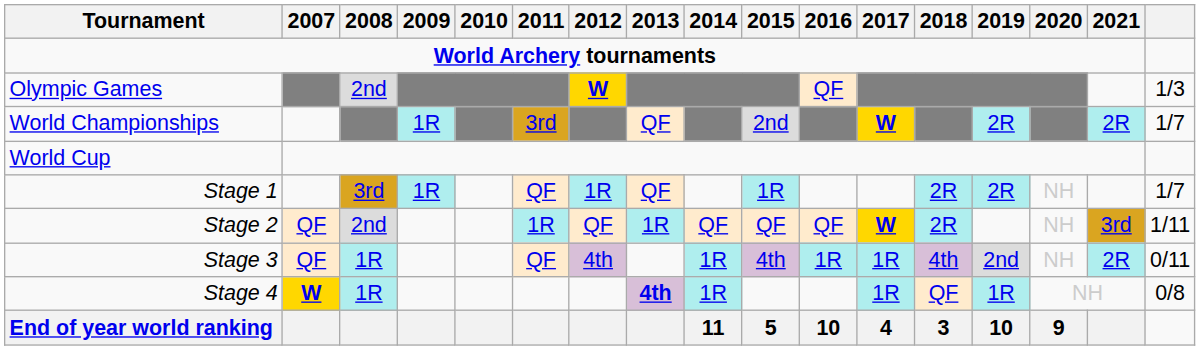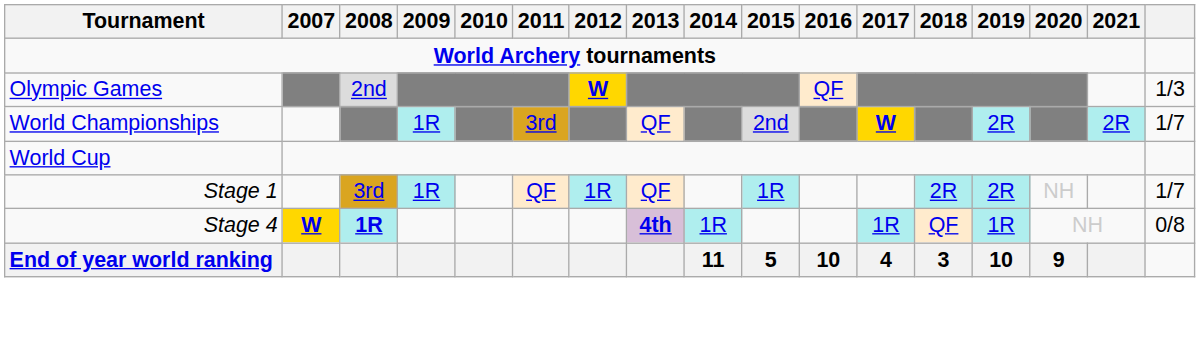- row: (241, 225)
- row: (241, 259)
(369, 293) normal -> (369, 225) bold
